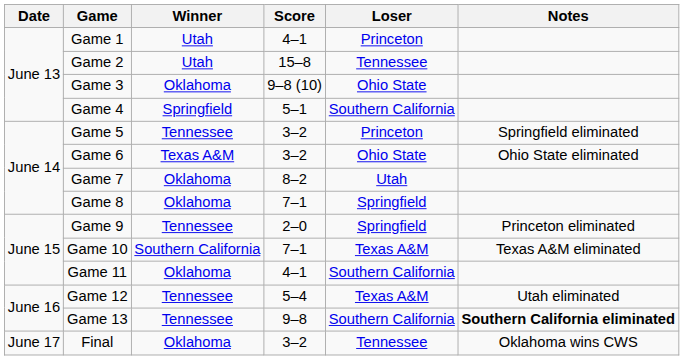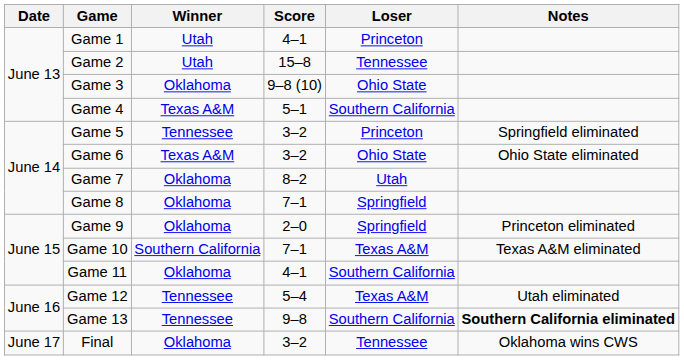(197, 109) Springfield -> (197, 109) Texas A&M
(197, 226) Tennessee -> (197, 226) Oklahoma
